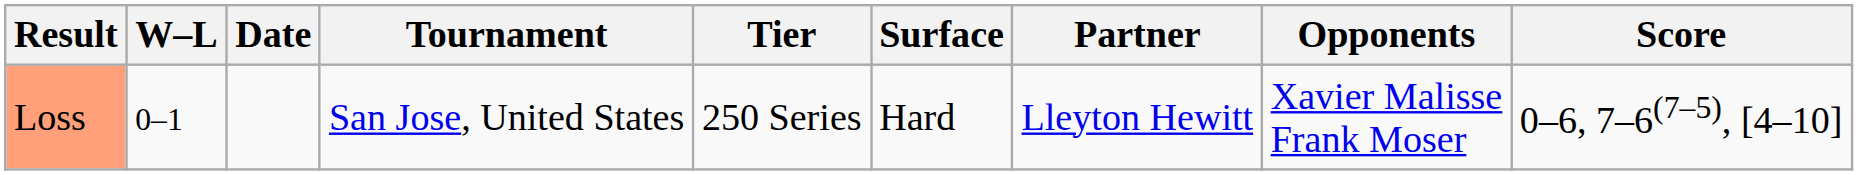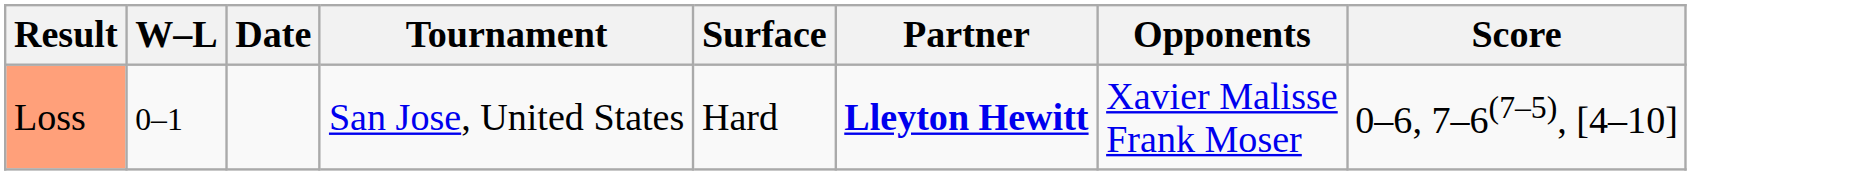- column: (782, 34)
(1137, 116) normal -> (966, 116) bold
